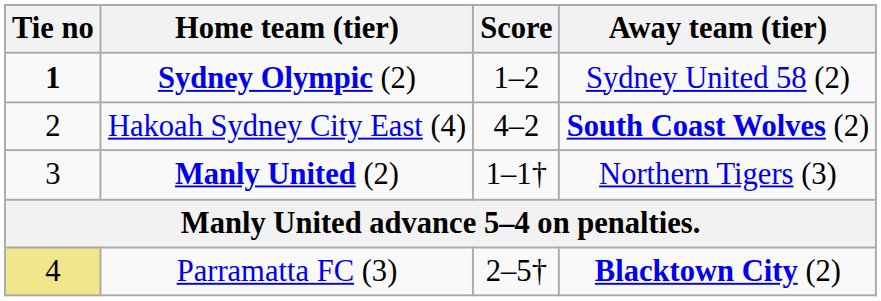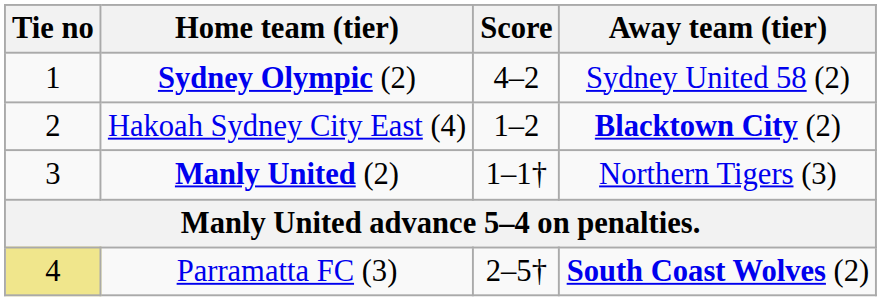(53, 77) bold -> (53, 77) normal
(516, 77) 1–2 -> (516, 77) 4–2
(516, 125) 4–2 -> (516, 125) 1–2
(718, 125) South Coast Wolves (2) -> (718, 125) Blacktown City (2)
(718, 271) Blacktown City (2) -> (718, 271) South Coast Wolves (2)
